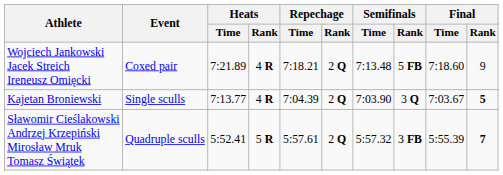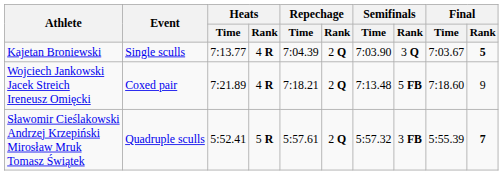rows swapped: (54, 99) <-> (56, 66)
